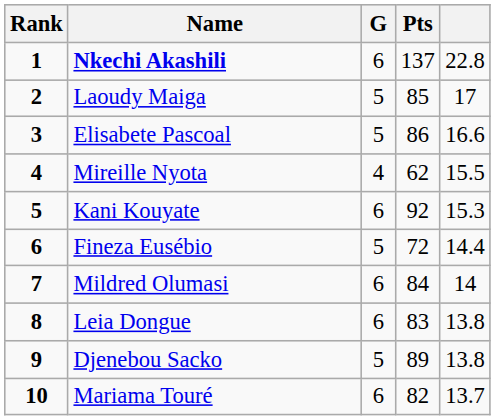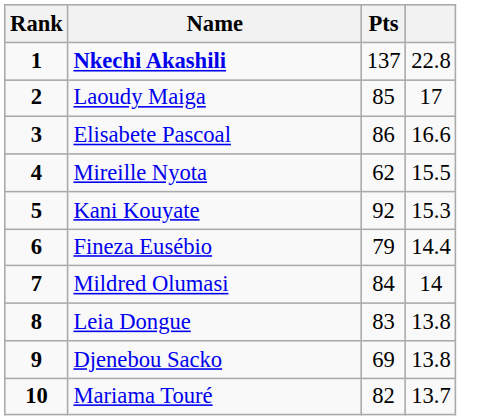- column: (378, 23)
(418, 247) 72 -> (384, 247) 79
(418, 359) 89 -> (384, 359) 69
